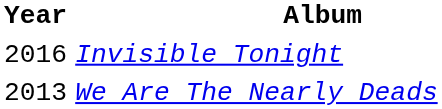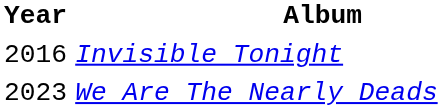(36, 93) 2013 -> (36, 93) 2023
